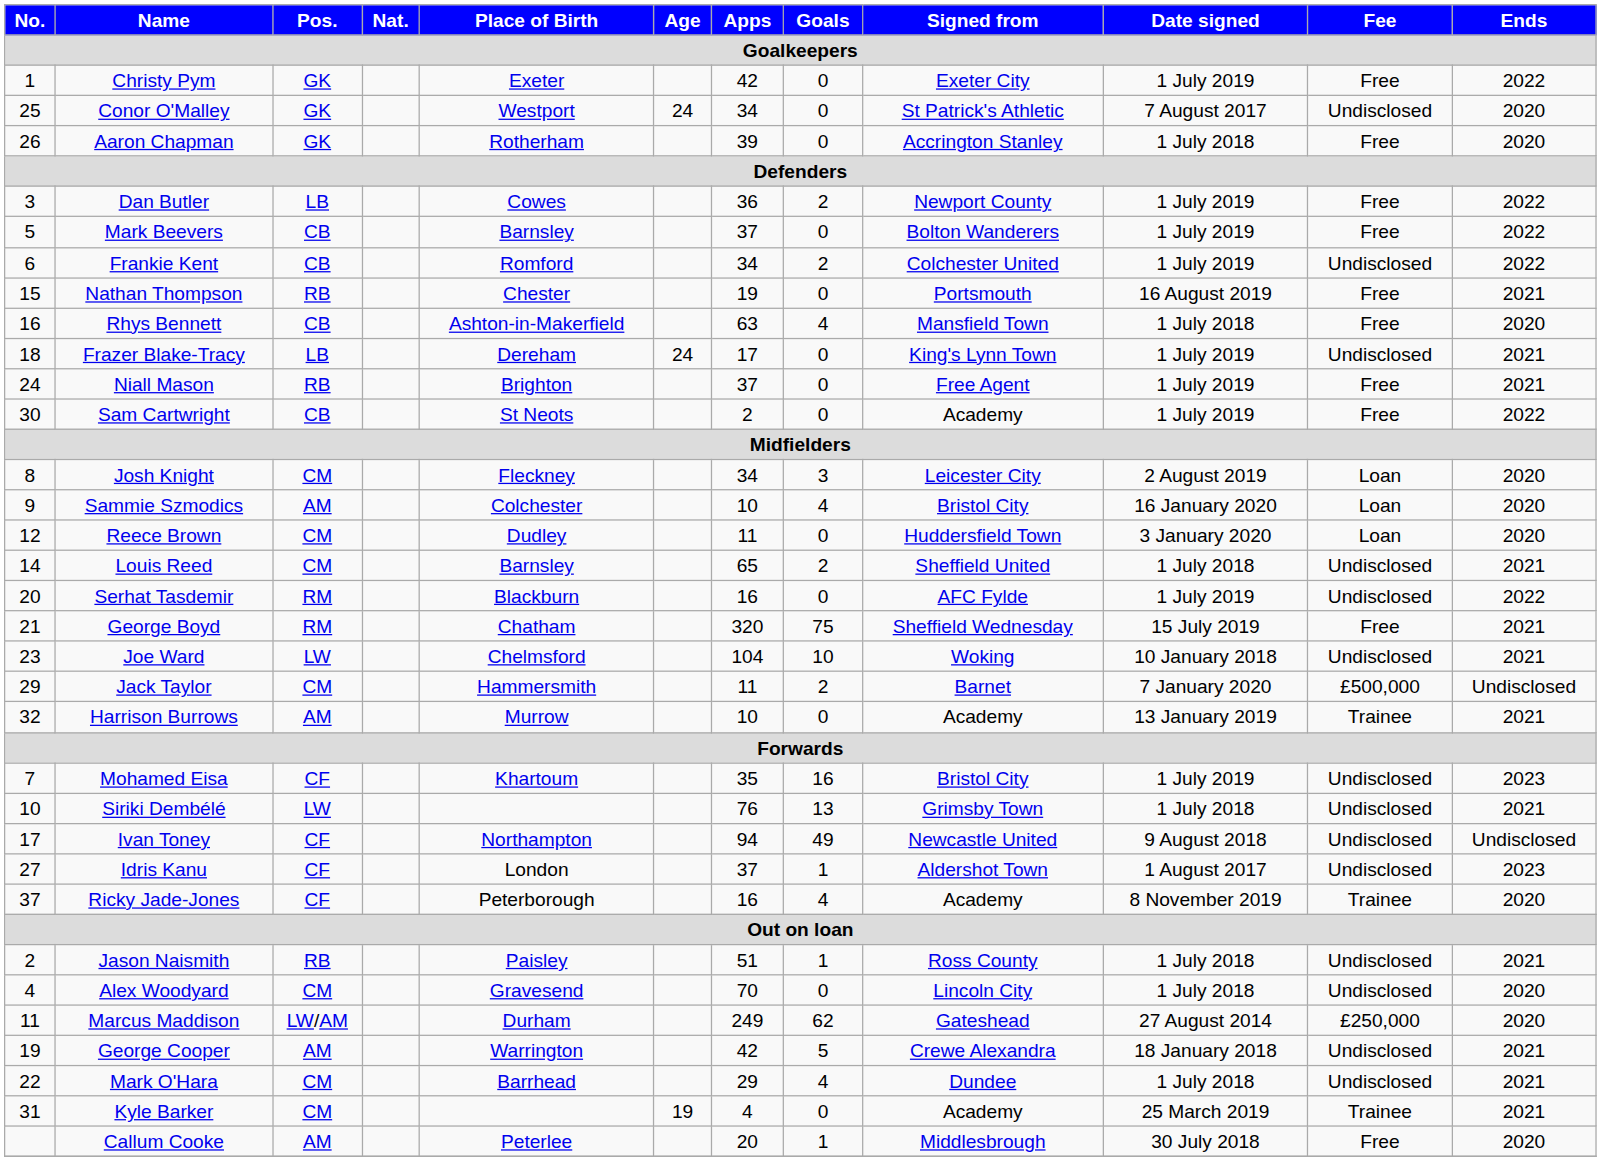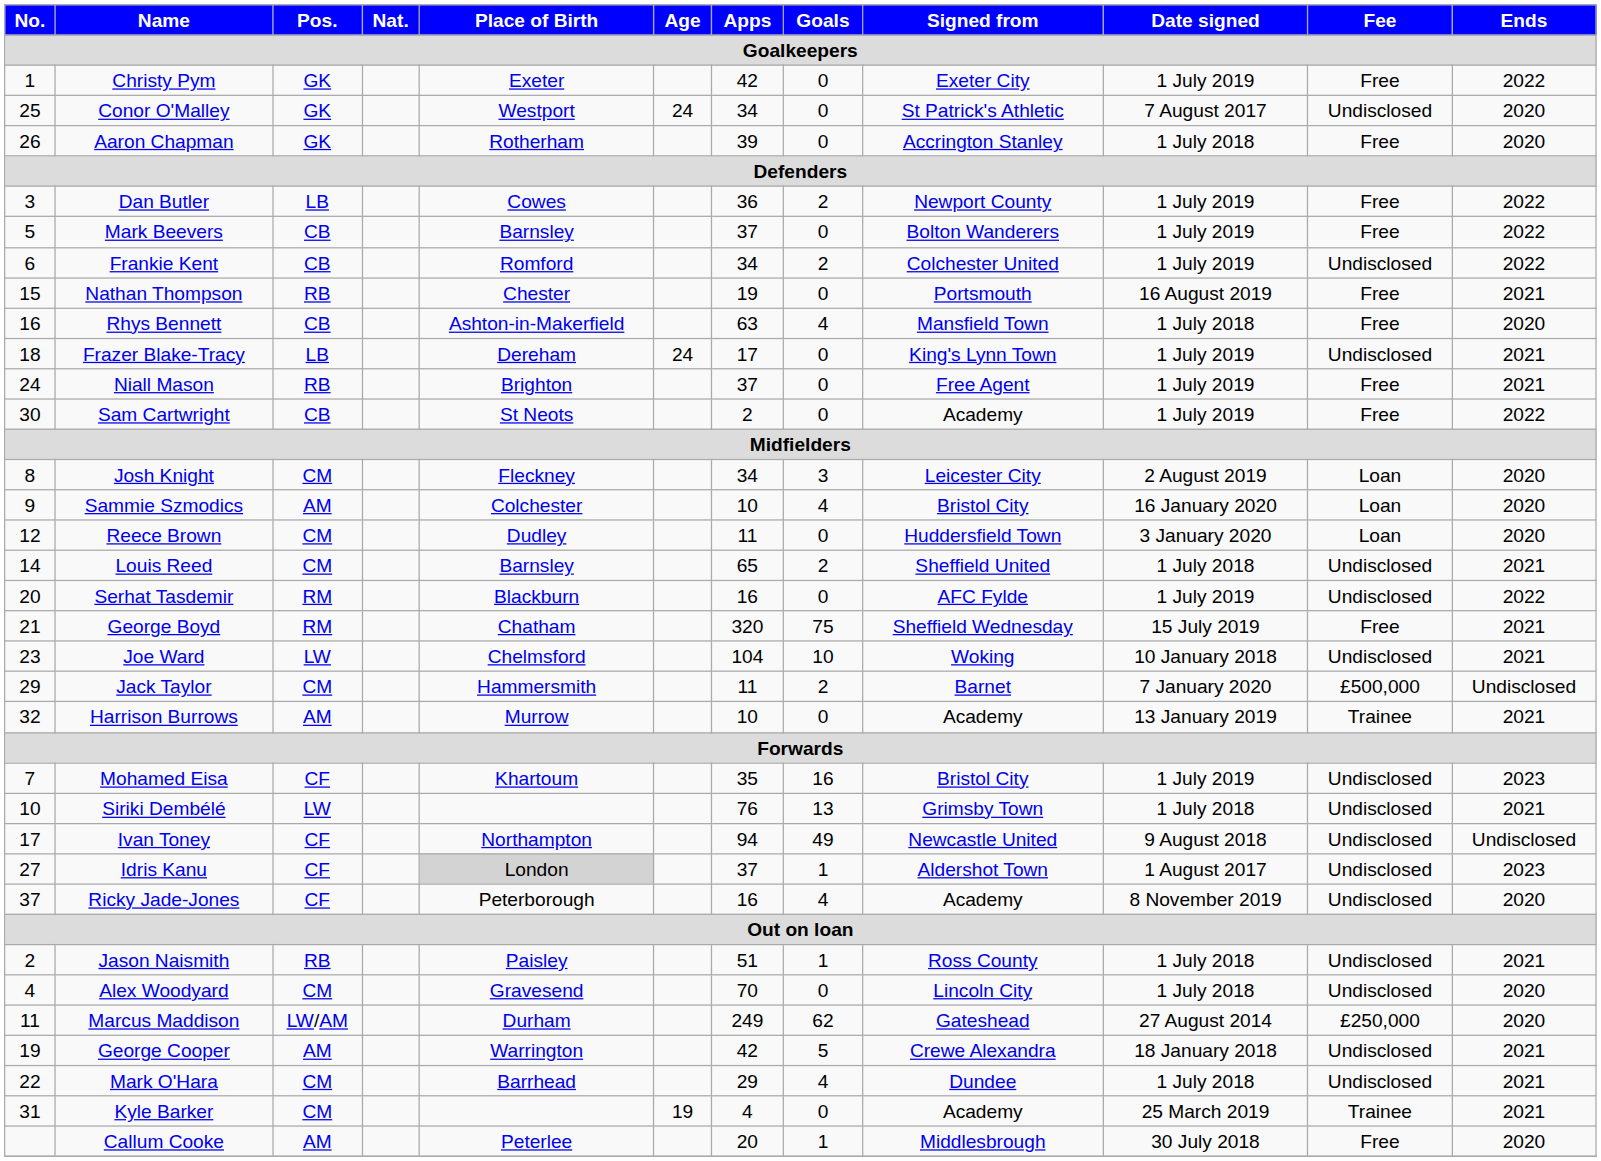(537, 869) no background -> (537, 869) lightgrey background
(1380, 899) Trainee -> (1380, 899) Undisclosed
